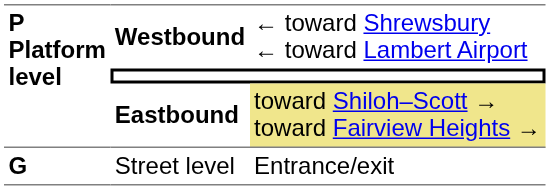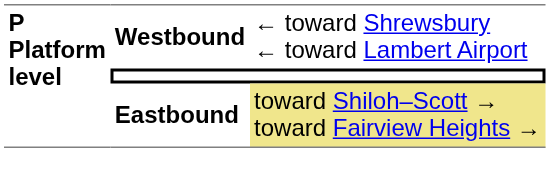- row: (175, 165)
